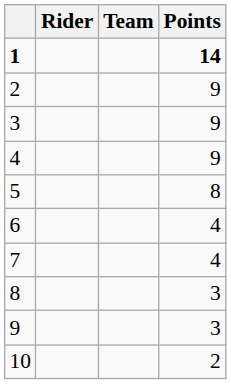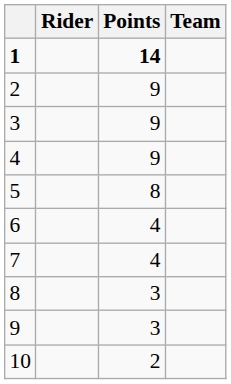columns swapped: (128, 21) <-> (192, 21)
